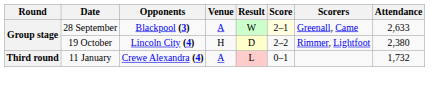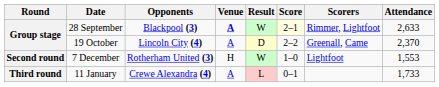(221, 27) normal -> (231, 27) bold
(328, 27) Greenall, Came -> (343, 27) Rimmer, Lightfoot
(221, 43) H -> (231, 43) A
(334, 43) Rimmer, Lightfoot -> (337, 43) Greenall, Came
(399, 43) 2,380 -> (408, 43) 2,370
+ row: (96, 58)
(399, 58) 1,732 -> (408, 74) 1,733
